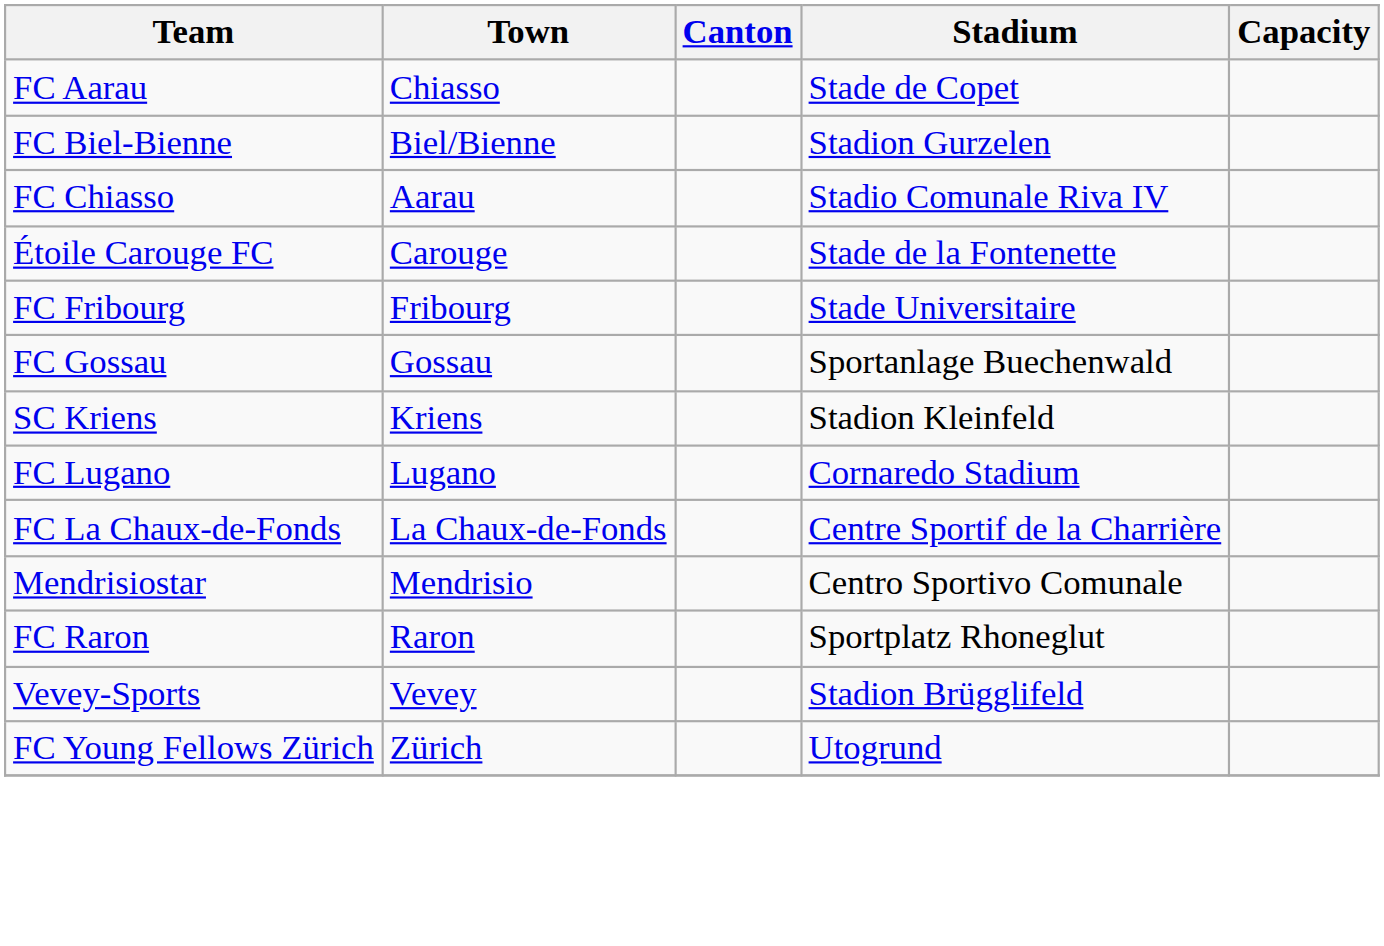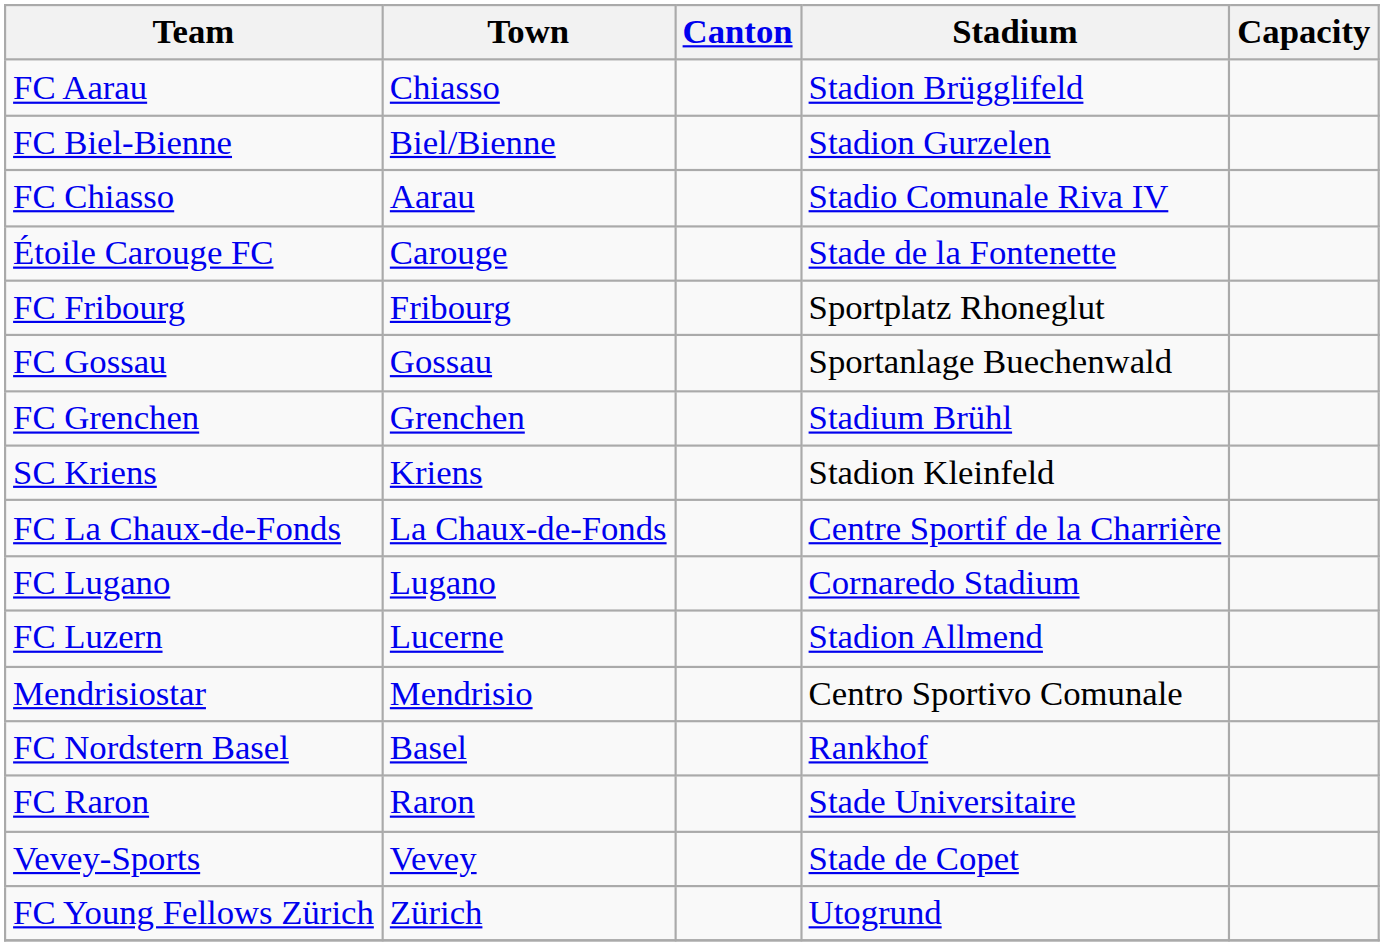(914, 87) Stade de Copet -> (946, 87) Stadion Brügglifeld
(942, 307) Stade Universitaire -> (957, 307) Sportplatz Rhoneglut
+ row: (106, 417)
rows swapped: (177, 527) <-> (92, 472)
+ row: (88, 637)
+ row: (151, 747)
(957, 637) Sportplatz Rhoneglut -> (942, 802) Stade Universitaire
(946, 692) Stadion Brügglifeld -> (914, 857) Stade de Copet
